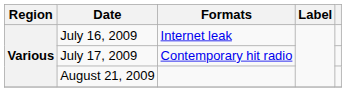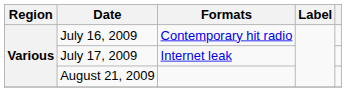(196, 35) Internet leak -> (226, 35) Contemporary hit radio
(226, 55) Contemporary hit radio -> (196, 55) Internet leak
